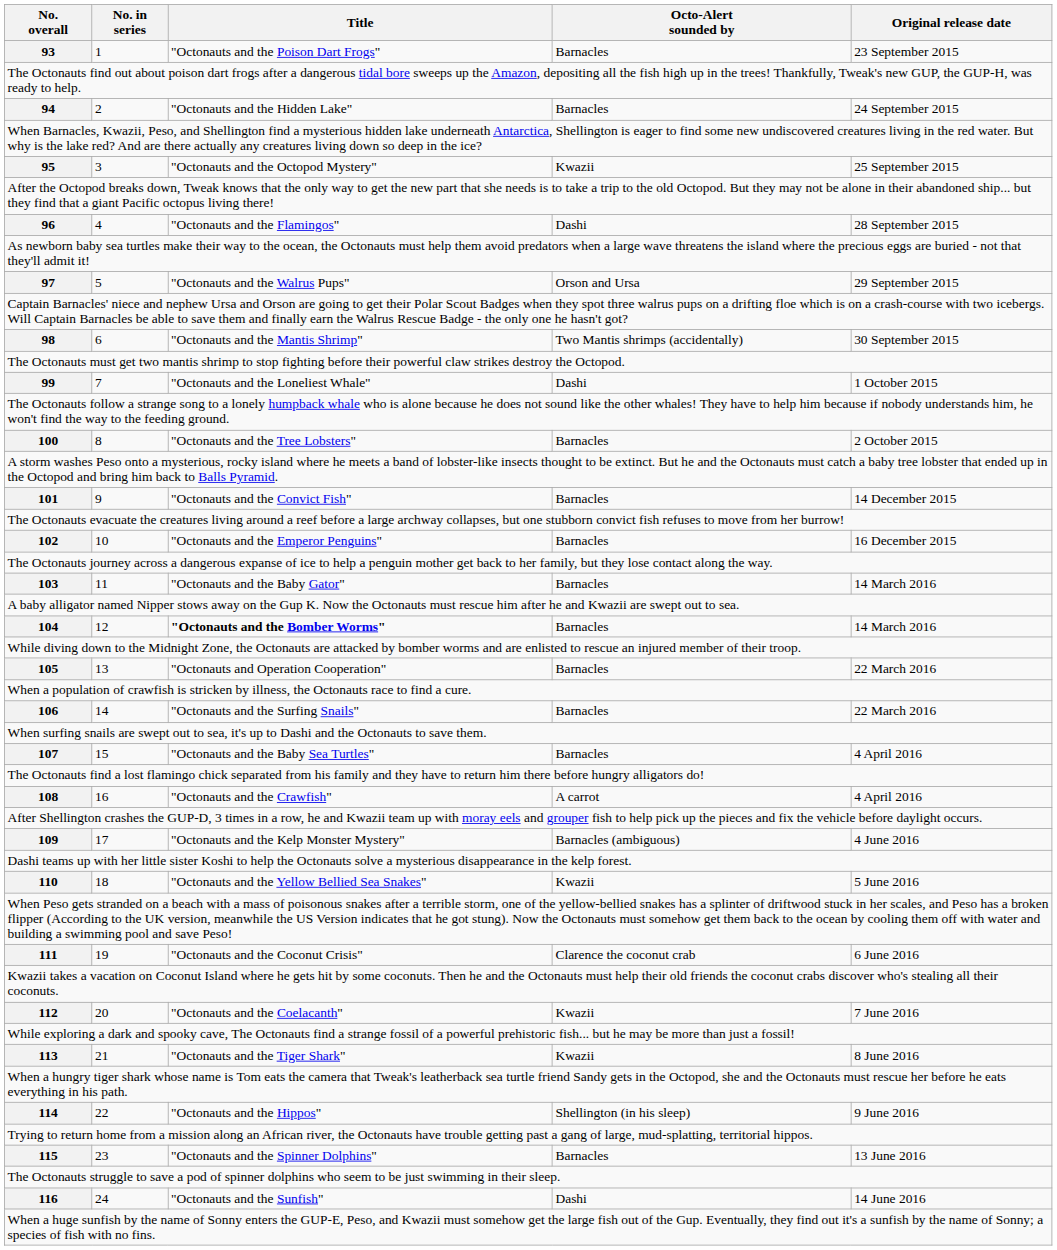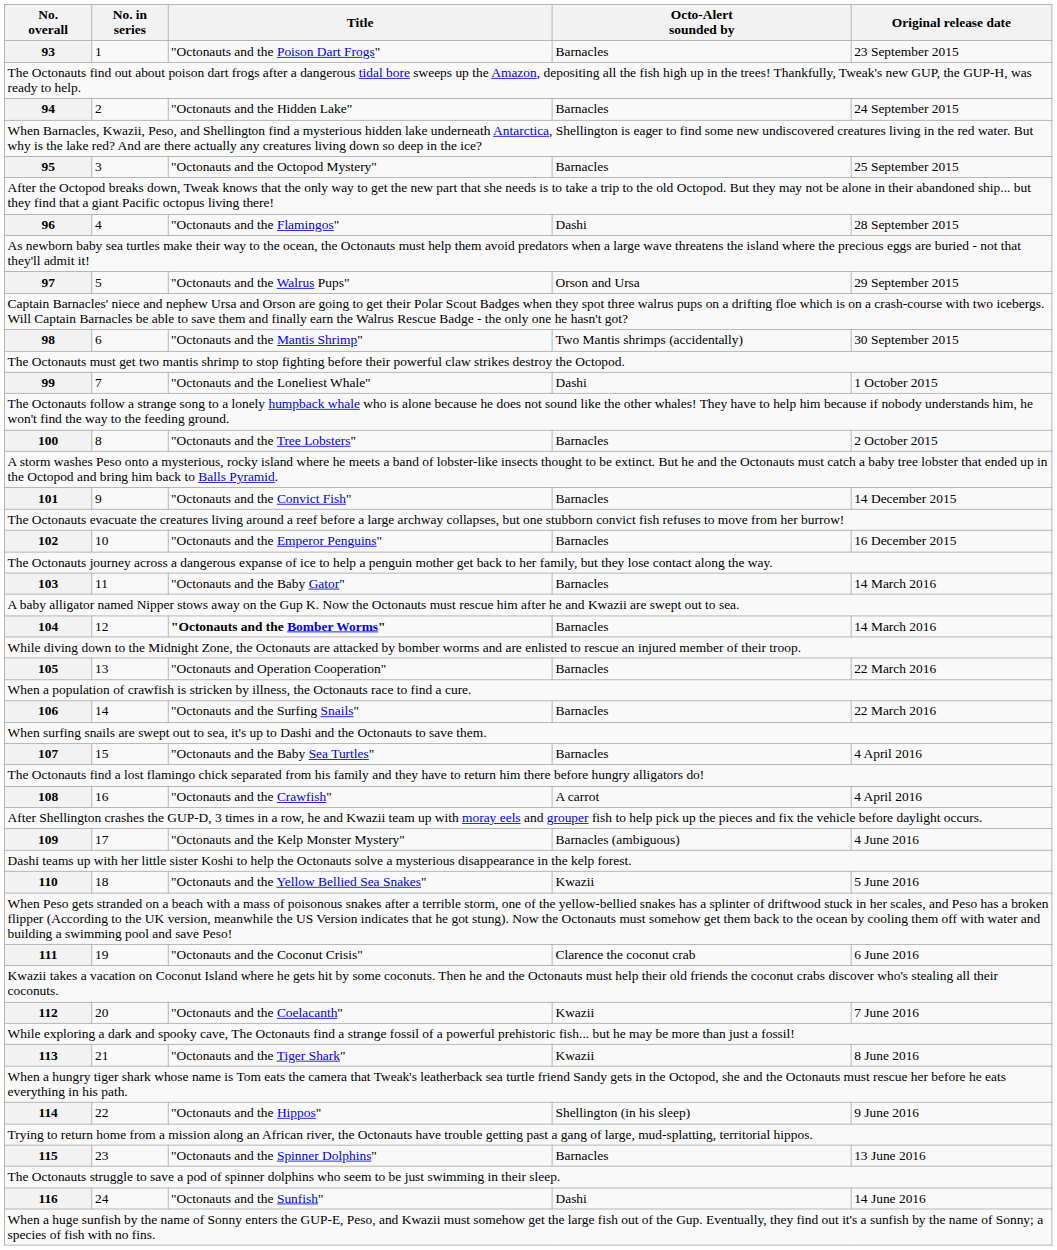(575, 167) Kwazii -> (582, 167) Barnacles
